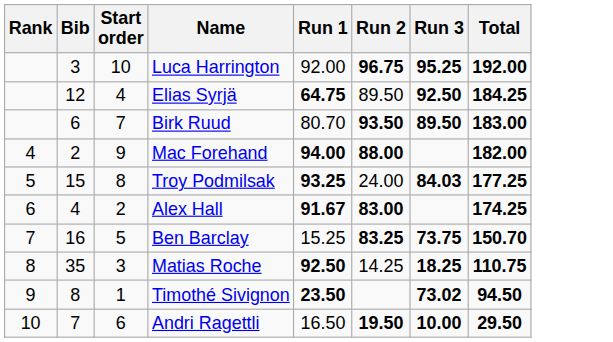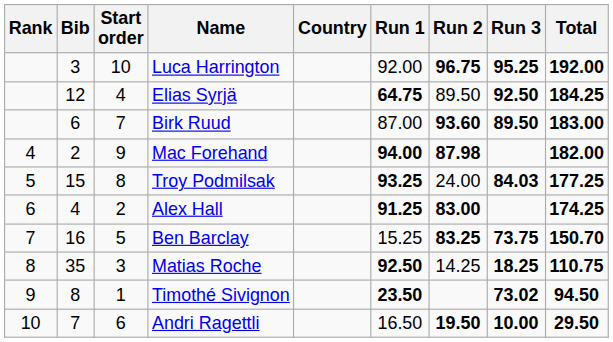+ column: (332, 28)
(323, 124) 80.70 -> (400, 124) 87.00
(381, 124) 93.50 -> (458, 124) 93.60
(381, 152) 88.00 -> (458, 152) 87.98
(323, 209) 91.67 -> (400, 209) 91.25
